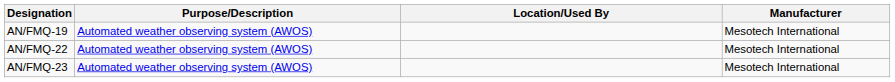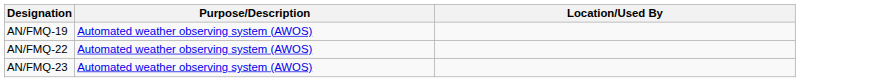- column: (806, 13)
